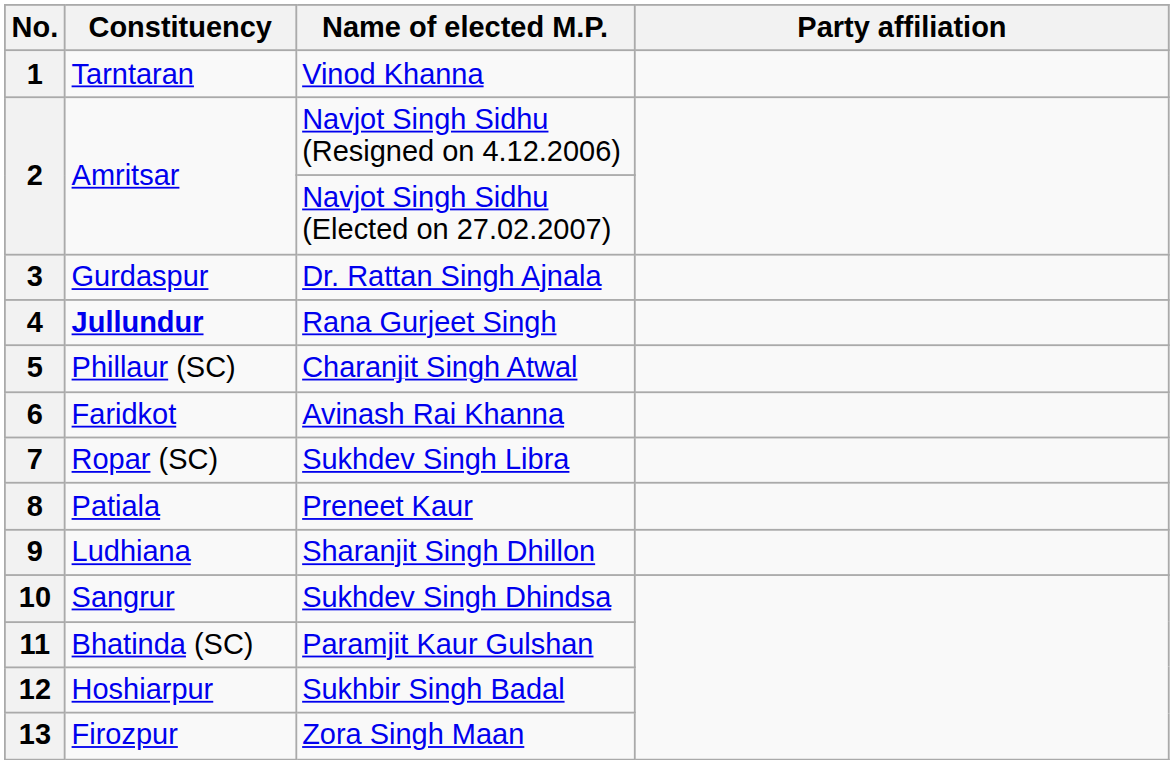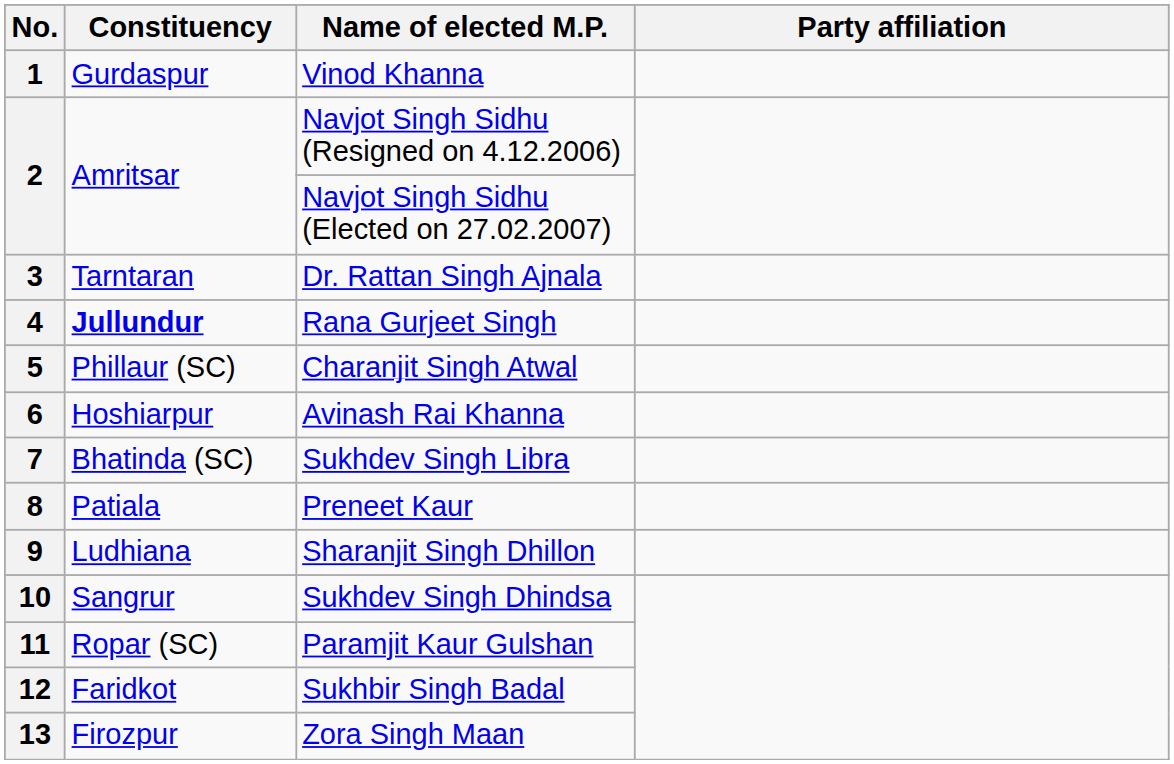(133, 73) Tarntaran -> (140, 73) Gurdaspur
(140, 276) Gurdaspur -> (133, 276) Tarntaran
(124, 414) Faridkot -> (142, 414) Hoshiarpur
(145, 460) Ropar (SC) -> (163, 460) Bhatinda (SC)
(163, 643) Bhatinda (SC) -> (145, 643) Ropar (SC)
(142, 689) Hoshiarpur -> (124, 689) Faridkot
